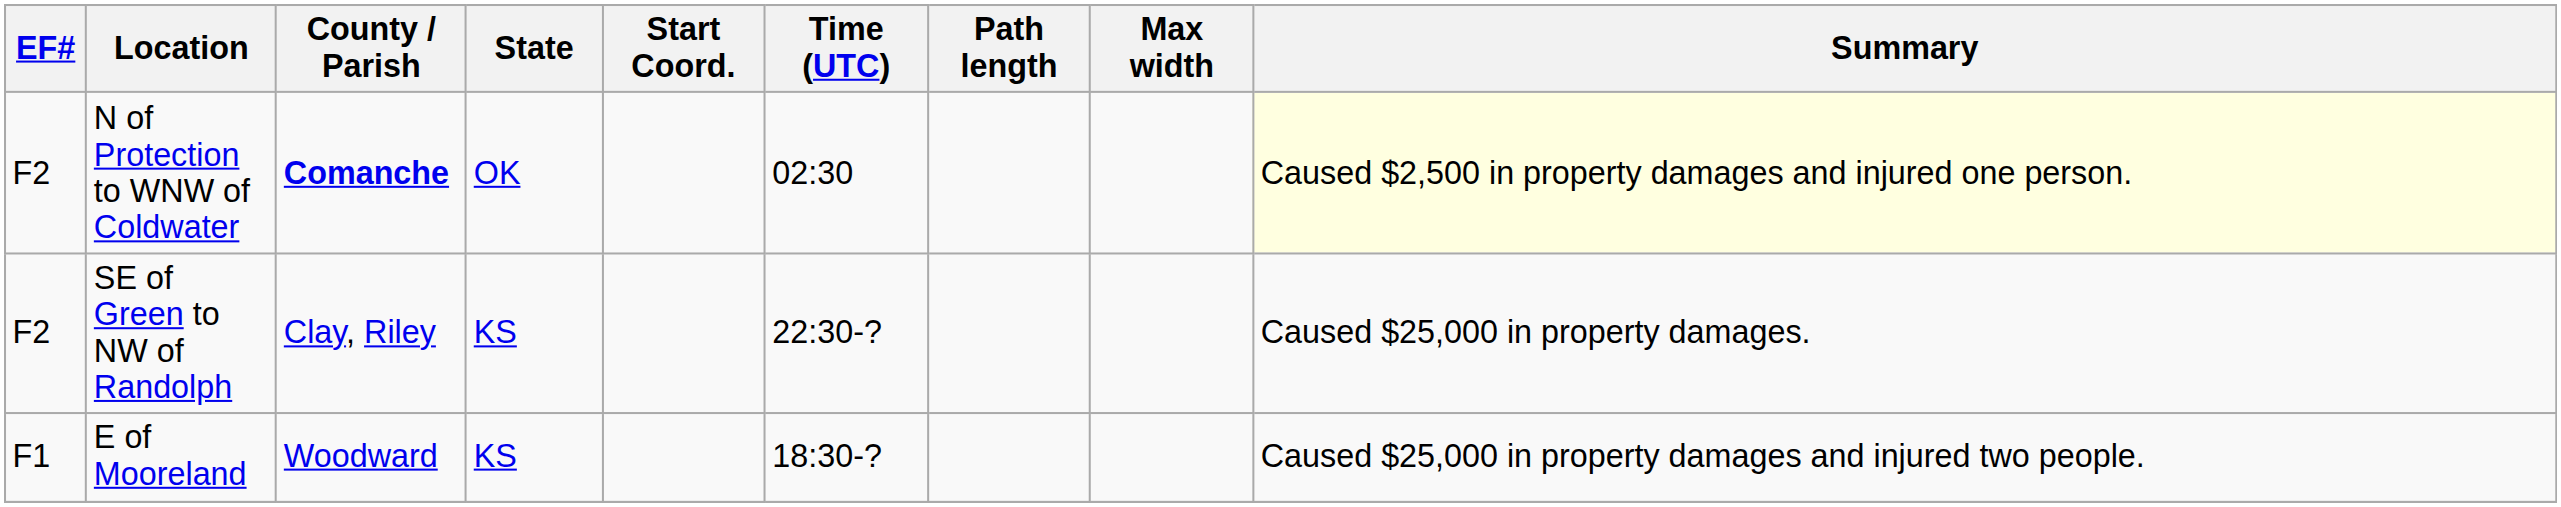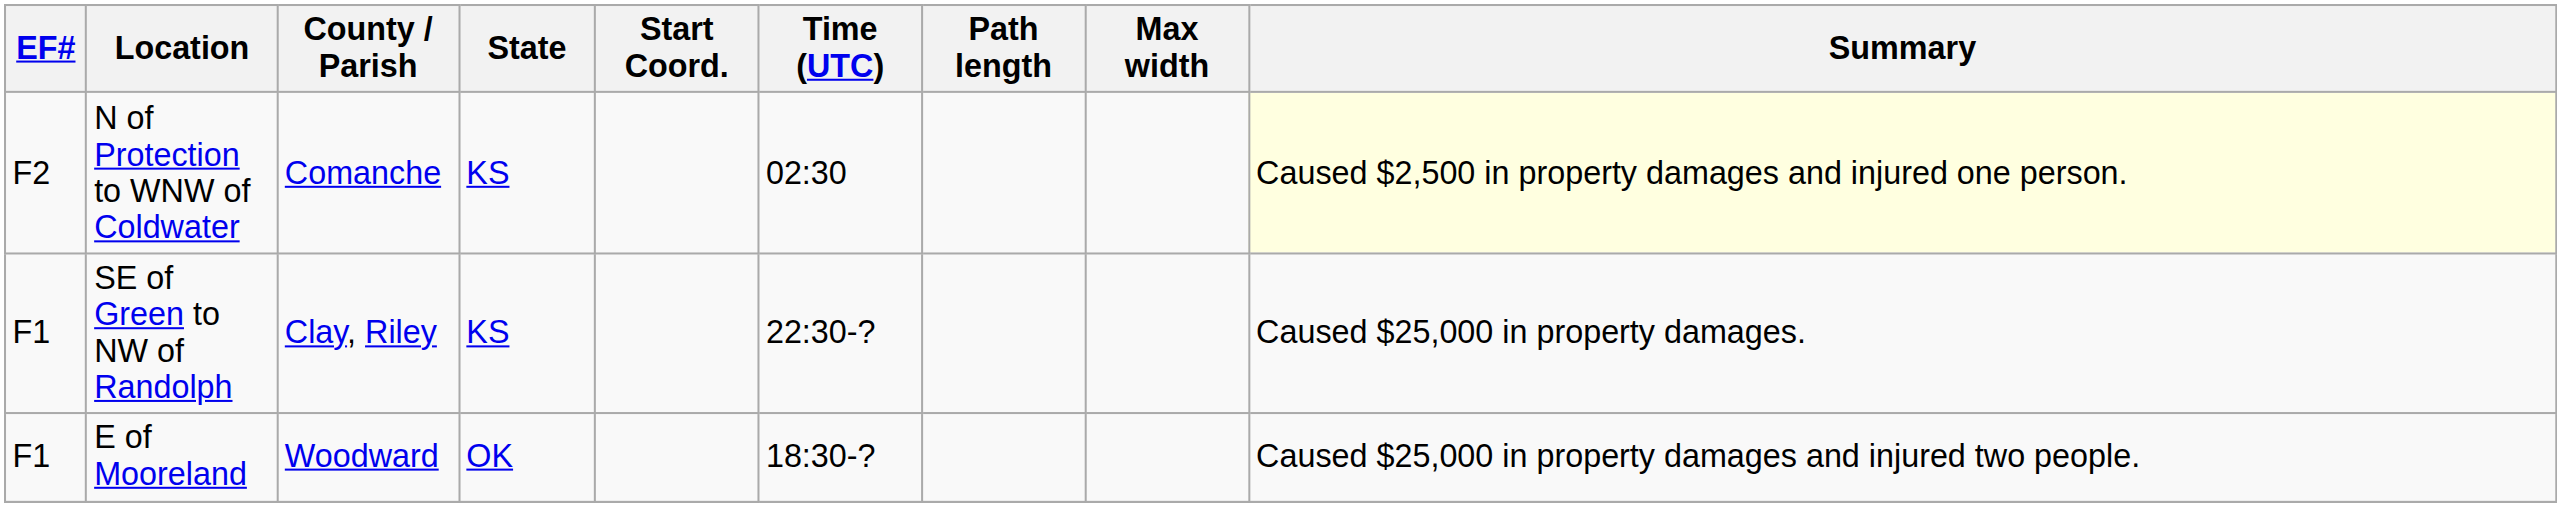(366, 172) bold -> (363, 172) normal
(497, 172) OK -> (488, 172) KS
(31, 332) F2 -> (31, 332) F1
(495, 456) KS -> (490, 456) OK
